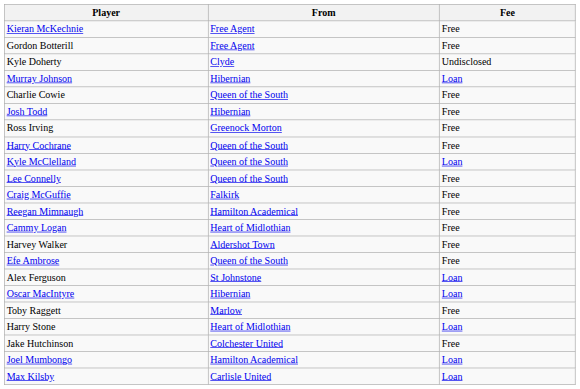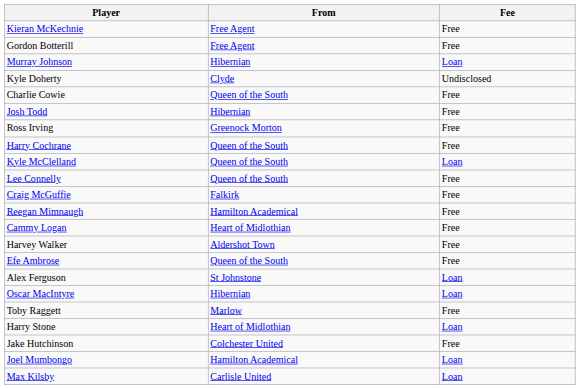rows swapped: (39, 79) <-> (34, 62)
